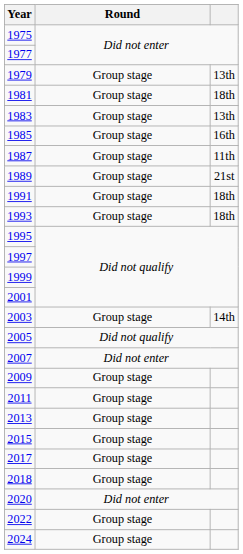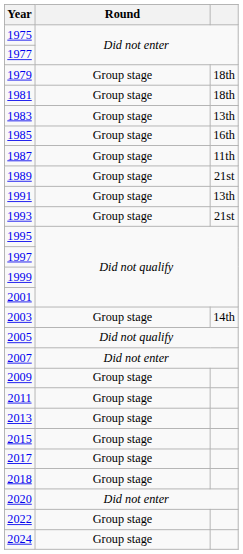(224, 75) 13th -> (224, 75) 18th
(224, 196) 18th -> (224, 196) 13th
(224, 216) 18th -> (224, 216) 21st
